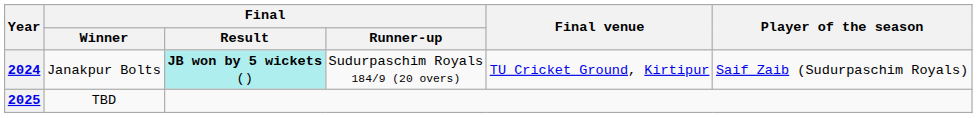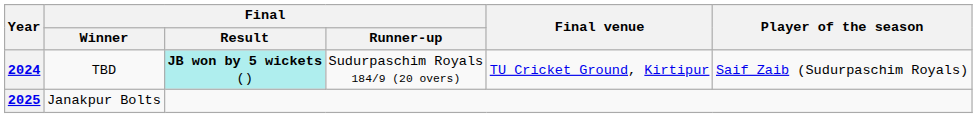(104, 69) Janakpur Bolts -> (104, 69) TBD
(104, 100) TBD -> (104, 100) Janakpur Bolts
